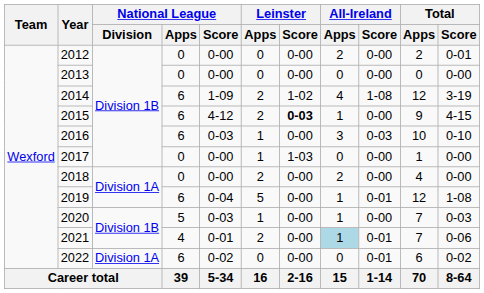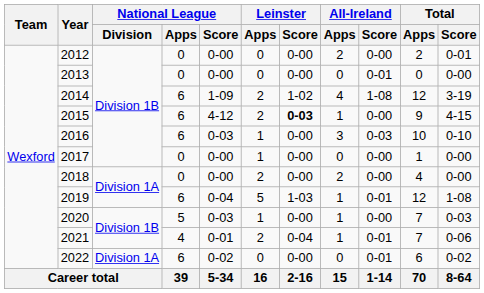(379, 75) 0-00 -> (379, 75) 0-01
(300, 156) 1-03 -> (300, 156) 0-00
(300, 197) 0-00 -> (300, 197) 1-03
(300, 237) 0-00 -> (300, 237) 0-04
(340, 237) lightblue background -> (340, 237) no background
